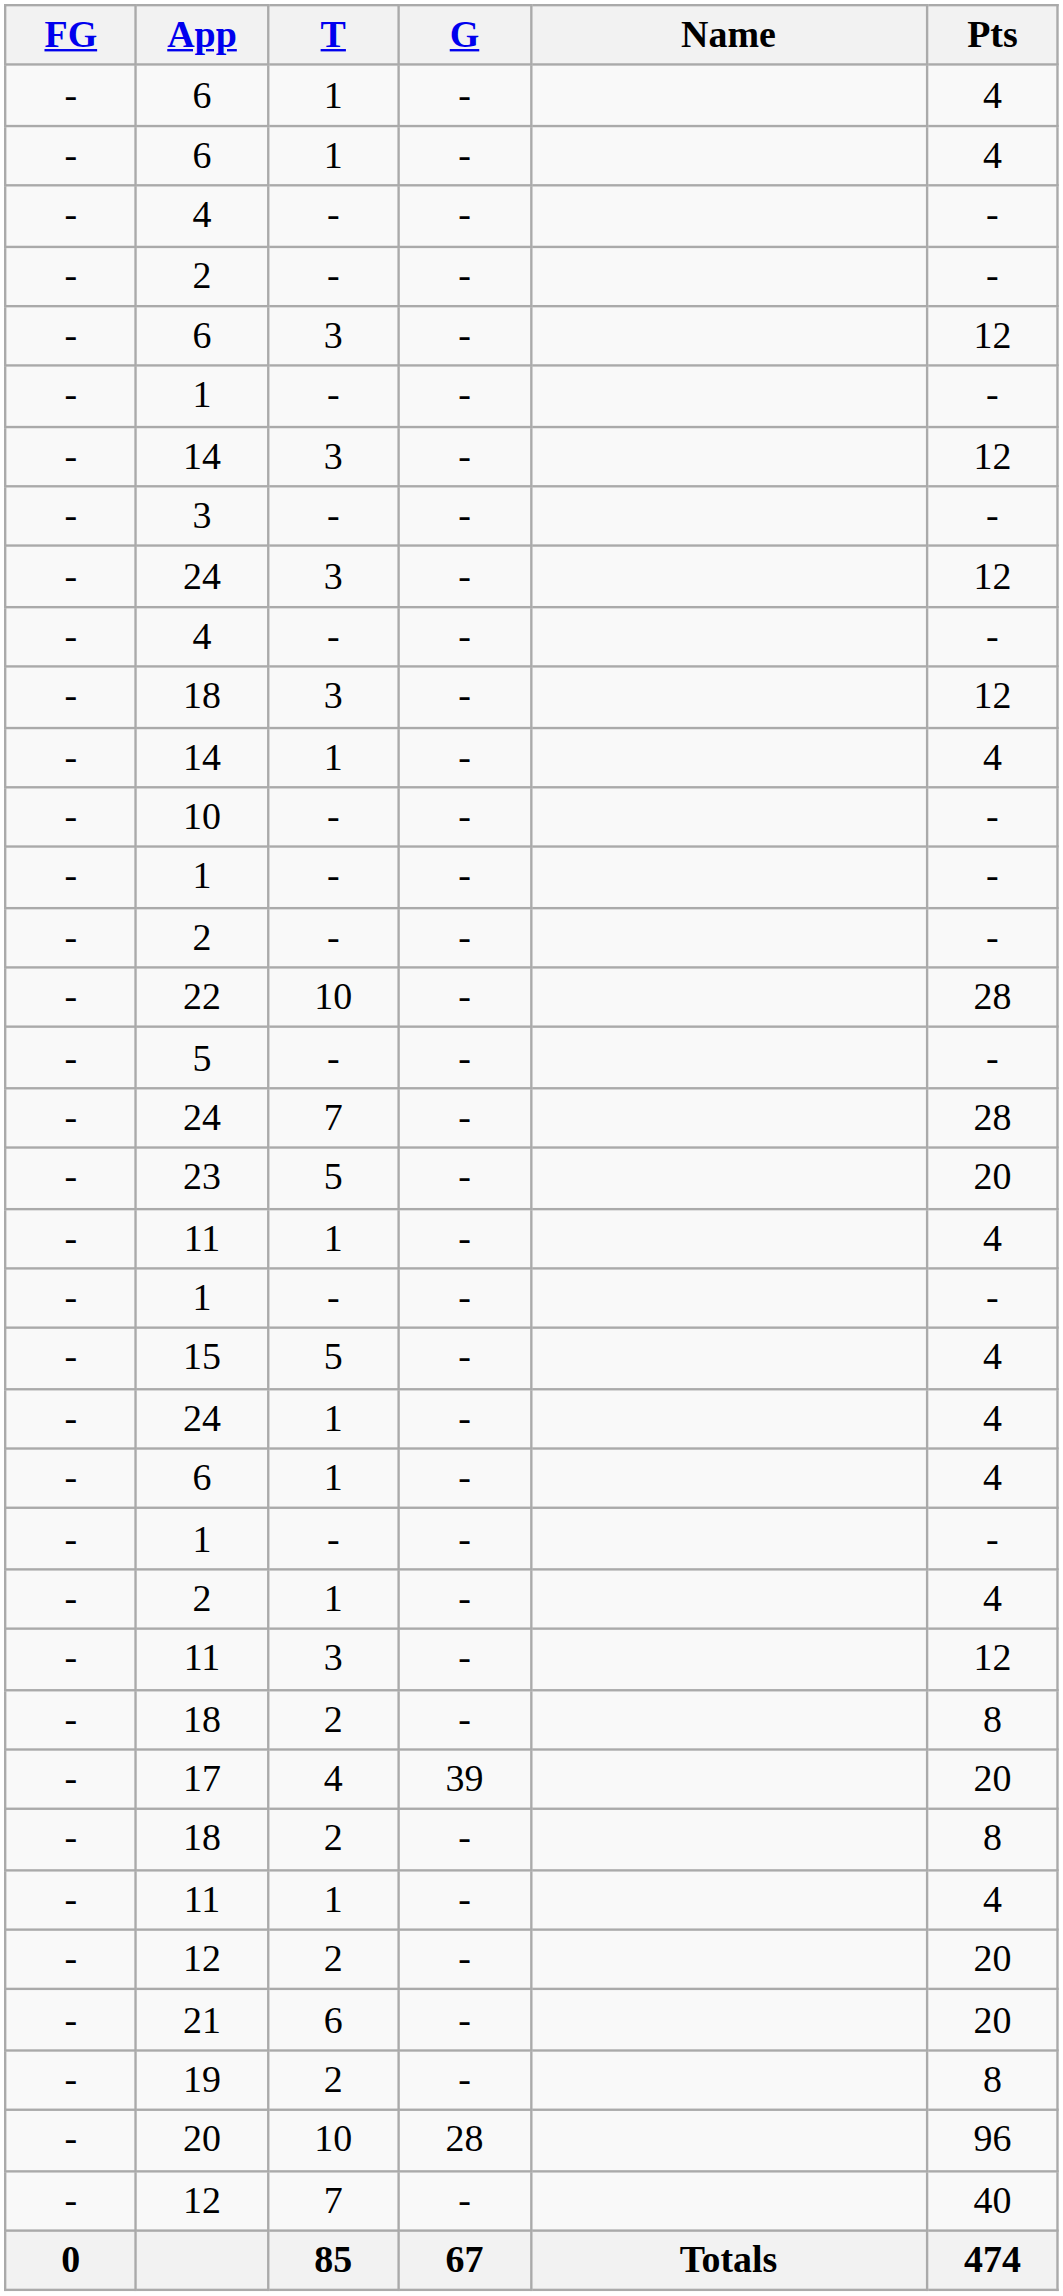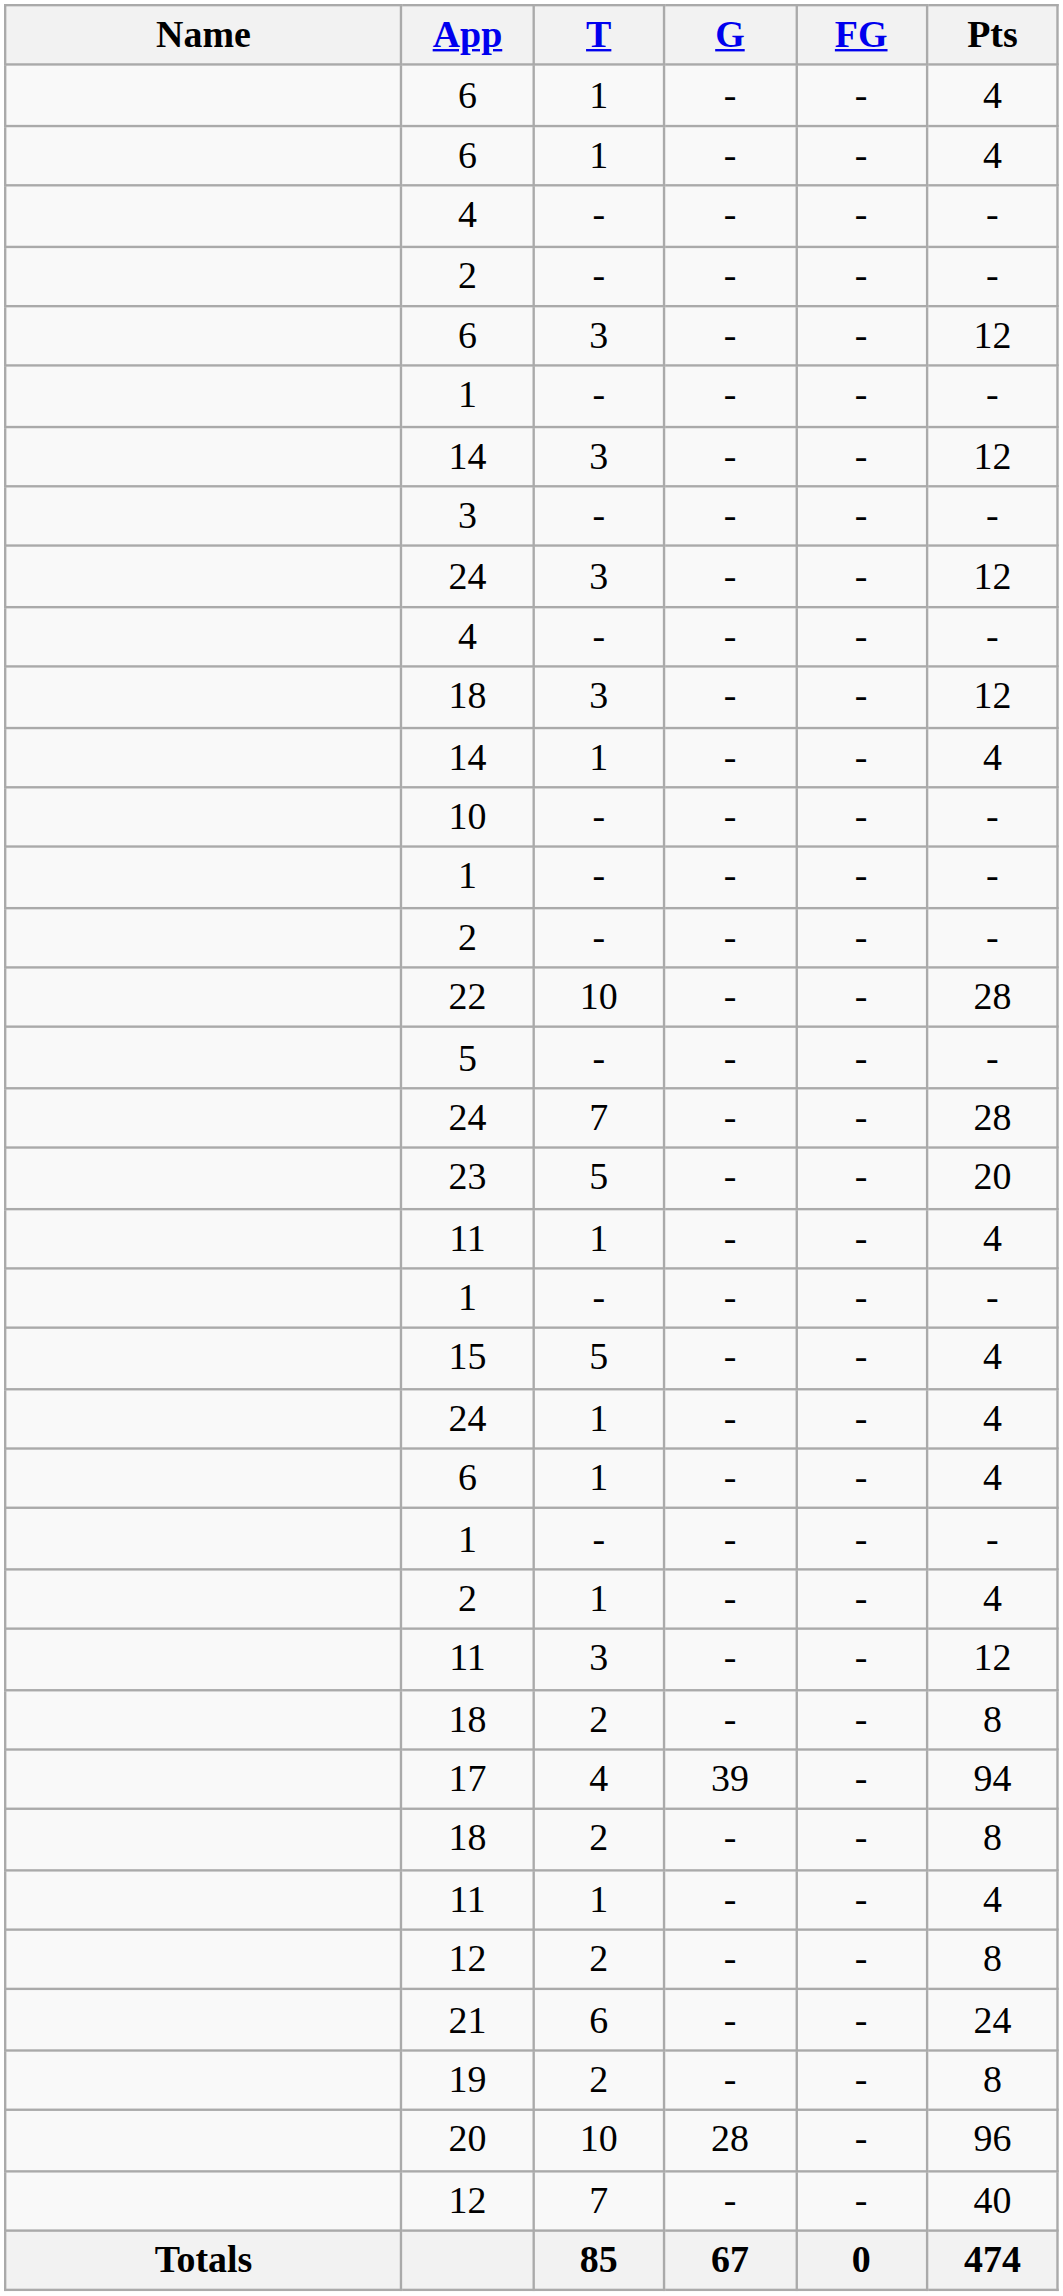columns swapped: (728, 34) <-> (71, 34)
(992, 1778) 20 -> (992, 1778) 94
(992, 1959) 20 -> (992, 1959) 8
(992, 2019) 20 -> (992, 2019) 24
